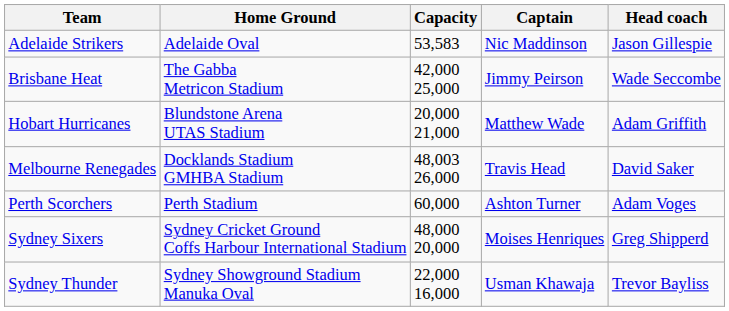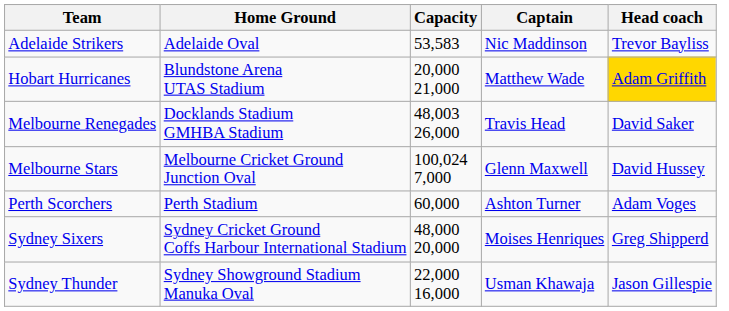(662, 43) Jason Gillespie -> (660, 43) Trevor Bayliss
- row: (55, 79)
(659, 123) no background -> (659, 79) gold background
+ row: (63, 168)
(660, 283) Trevor Bayliss -> (662, 283) Jason Gillespie
